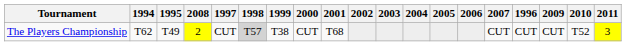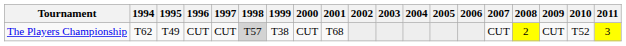columns swapped: (526, 13) <-> (198, 13)
